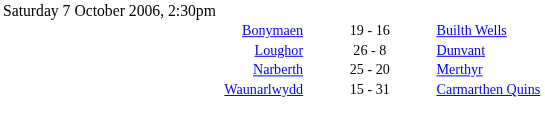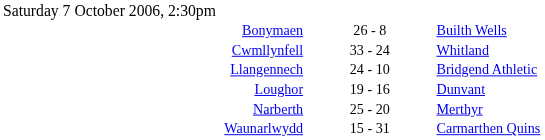(370, 30) 19 - 16 -> (370, 30) 26 - 8
+ row: (267, 50)
+ row: (267, 70)
(370, 50) 26 - 8 -> (370, 89) 19 - 16
